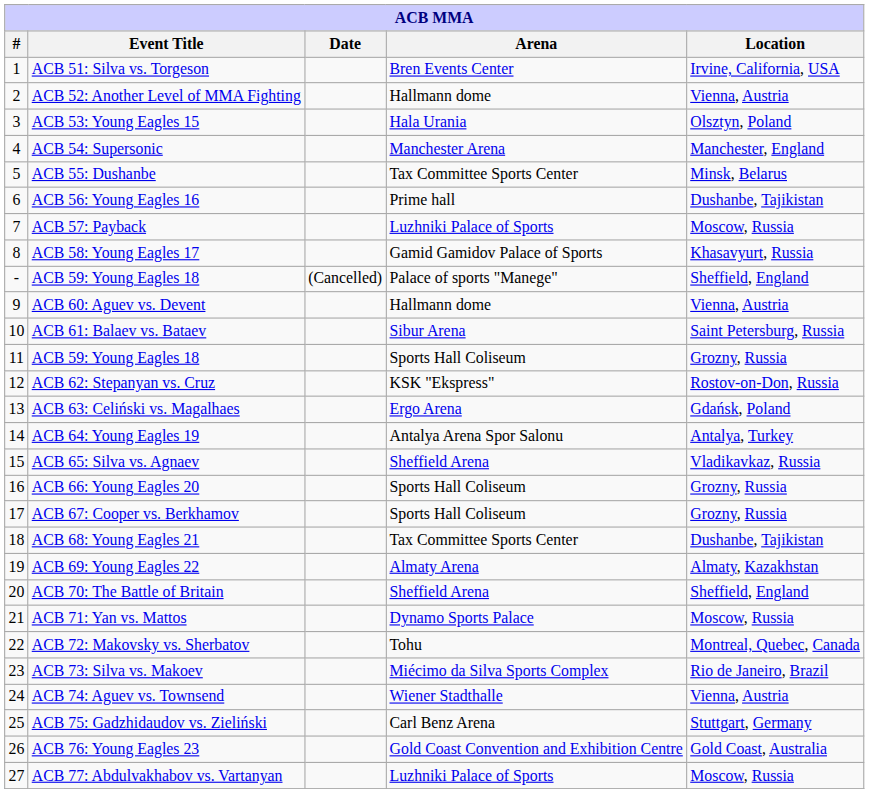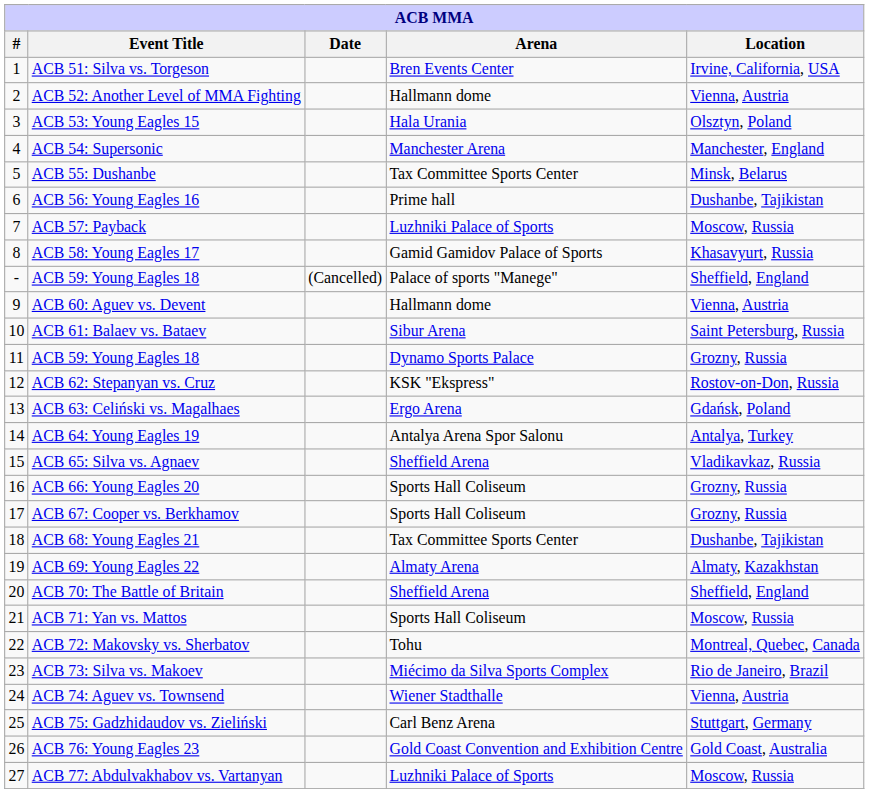(458, 357) Sports Hall Coliseum -> (462, 357) Dynamo Sports Palace
(462, 618) Dynamo Sports Palace -> (458, 618) Sports Hall Coliseum
